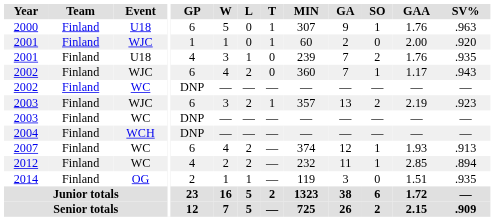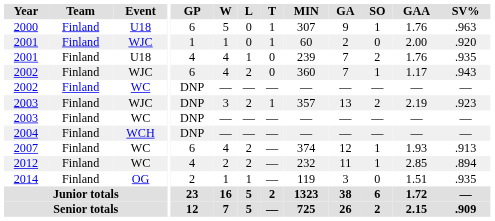(226, 57) 3 -> (226, 57) 4
(192, 102) 6 -> (192, 102) DNP
